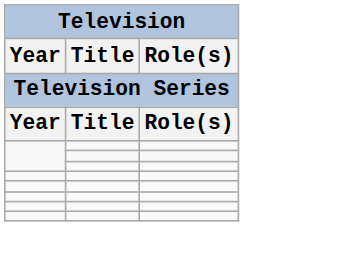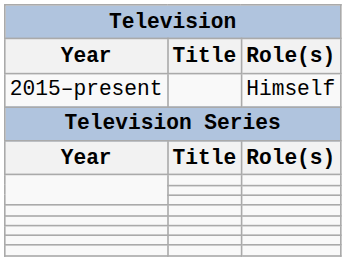+ row: (86, 90)
